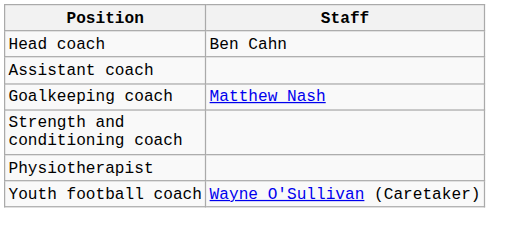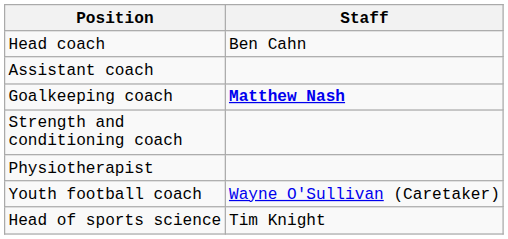(268, 97) normal -> (287, 97) bold
+ row: (115, 220)
